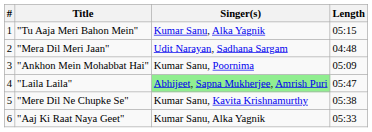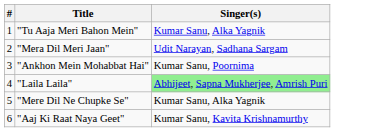- column: (349, 13)
(231, 101) Kumar Sanu, Kavita Krishnamurthy -> (209, 101) Kumar Sanu, Alka Yagnik
(209, 118) Kumar Sanu, Alka Yagnik -> (231, 118) Kumar Sanu, Kavita Krishnamurthy
